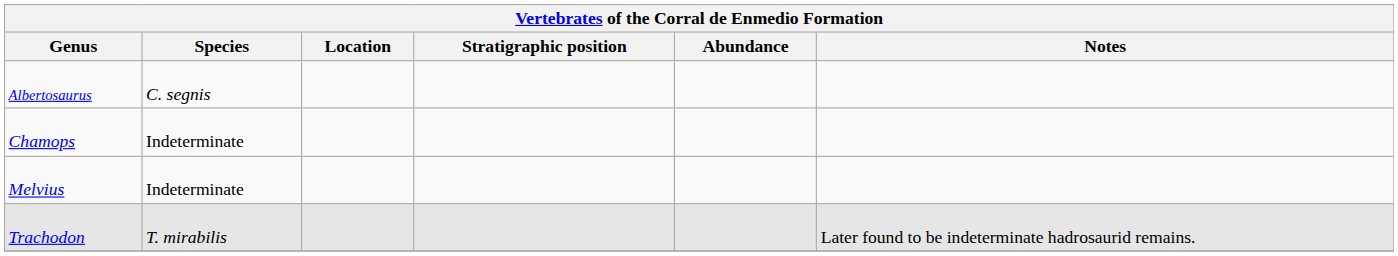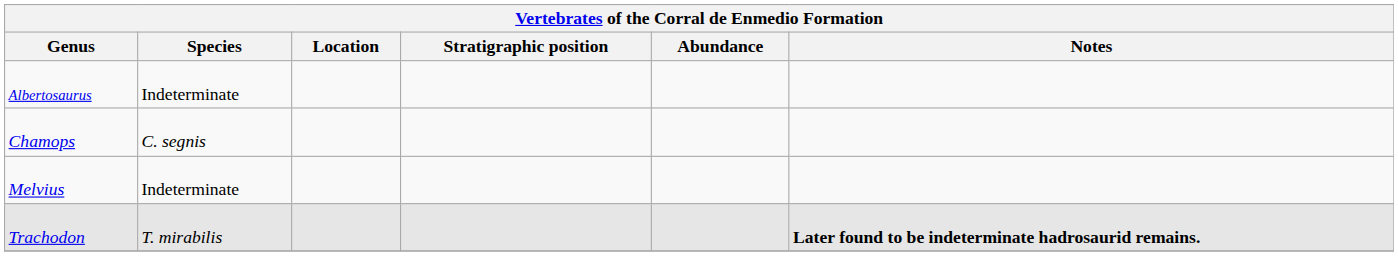(178, 94) C. segnis -> (190, 94) Indeterminate
(195, 141) Indeterminate -> (174, 141) C. segnis
(1008, 237) normal -> (997, 237) bold
